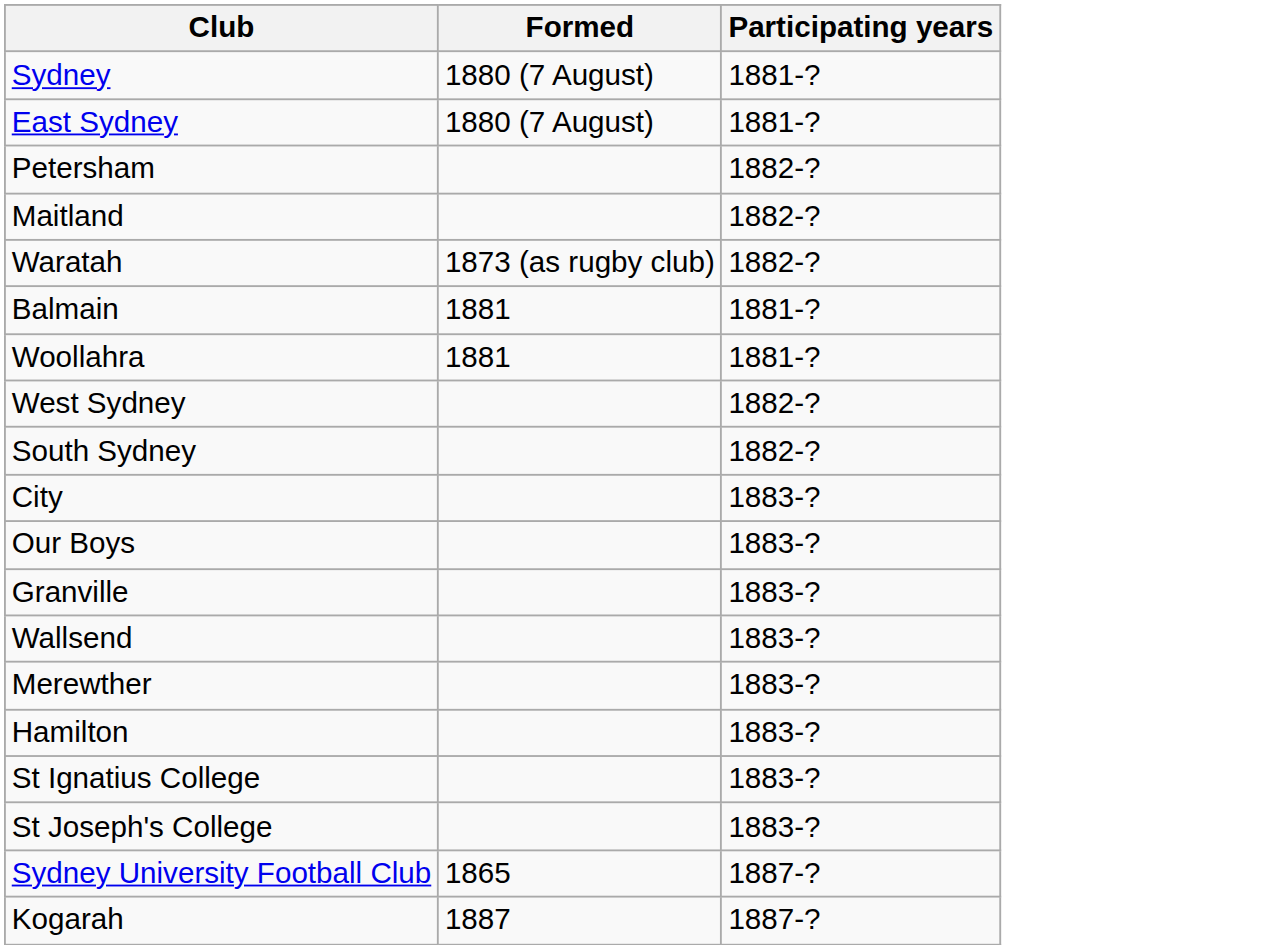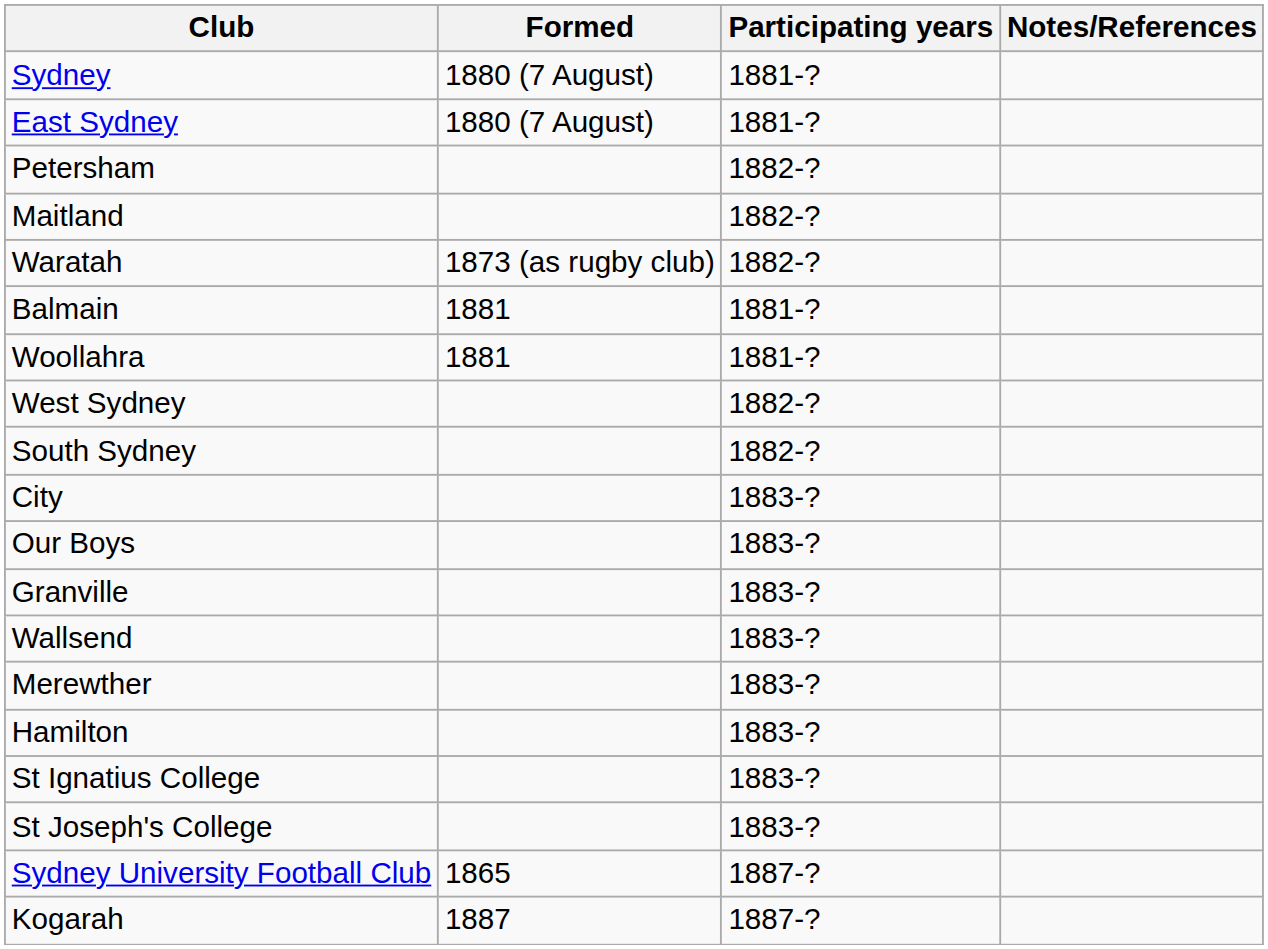+ column: (1132, 27)
